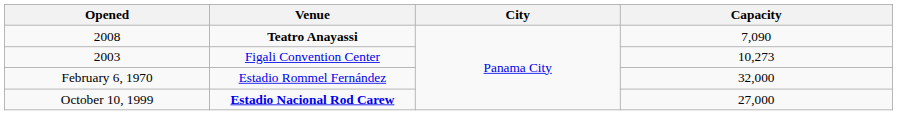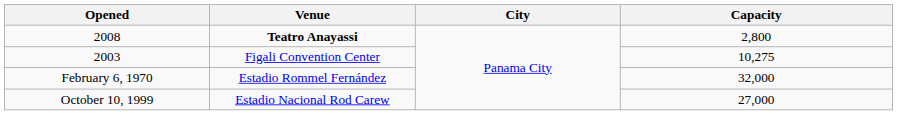(756, 36) 7,090 -> (756, 36) 2,800
(756, 57) 10,273 -> (756, 57) 10,275
(312, 99) bold -> (312, 99) normal
